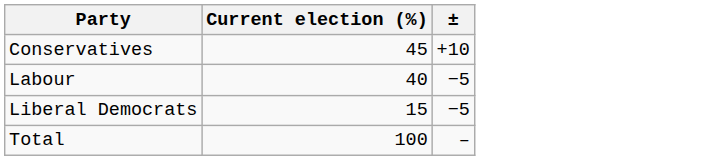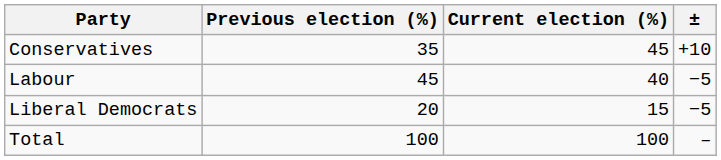+ column: (323, 20)
